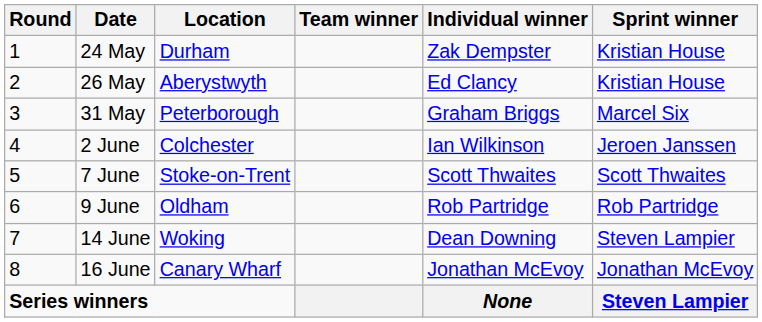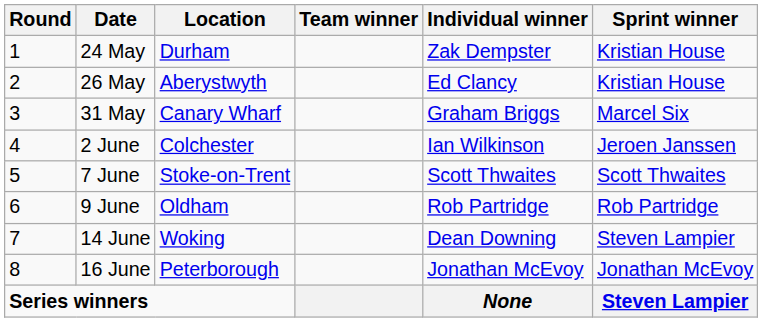(219, 113) Peterborough -> (220, 113) Canary Wharf
(220, 269) Canary Wharf -> (219, 269) Peterborough
